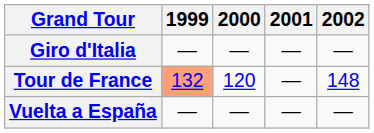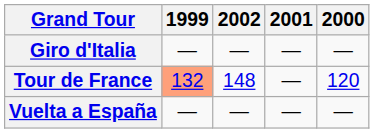columns swapped: (239, 19) <-> (343, 19)
